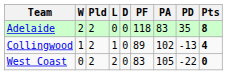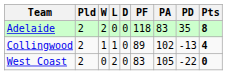columns swapped: (98, 13) <-> (81, 13)
